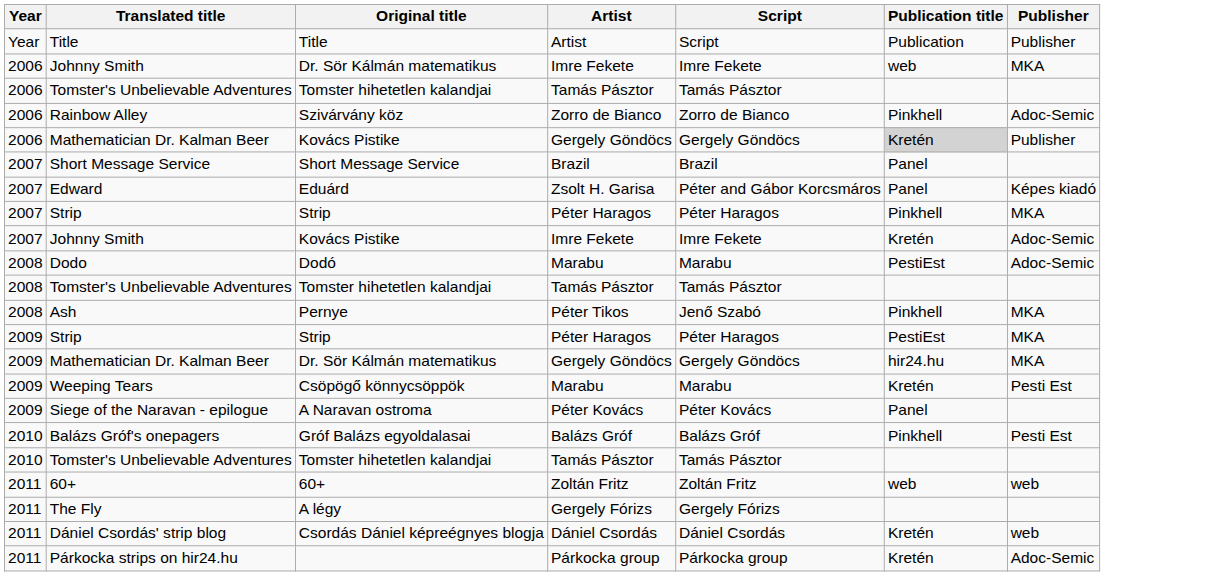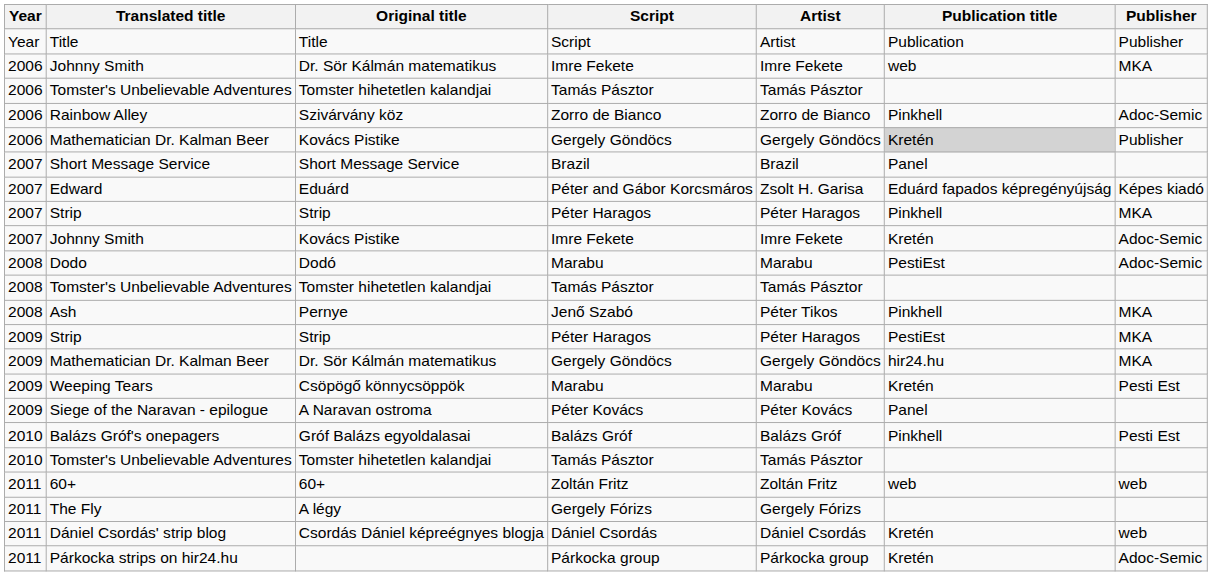columns swapped: (611, 16) <-> (780, 16)
(908, 189) Panel -> (1000, 189) Eduárd fapados képregényújság
